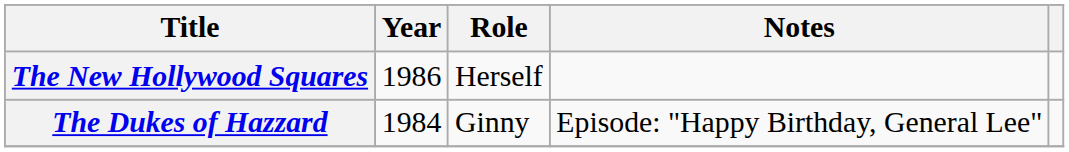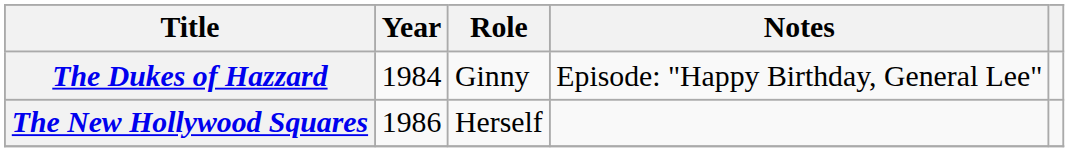rows swapped: (190, 122) <-> (190, 75)
